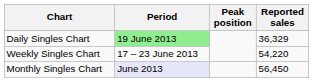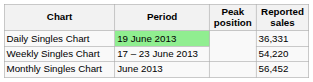(273, 38) 36,329 -> (273, 38) 36,331
(140, 69) lavender background -> (140, 69) no background
(273, 69) 56,450 -> (273, 69) 56,452
